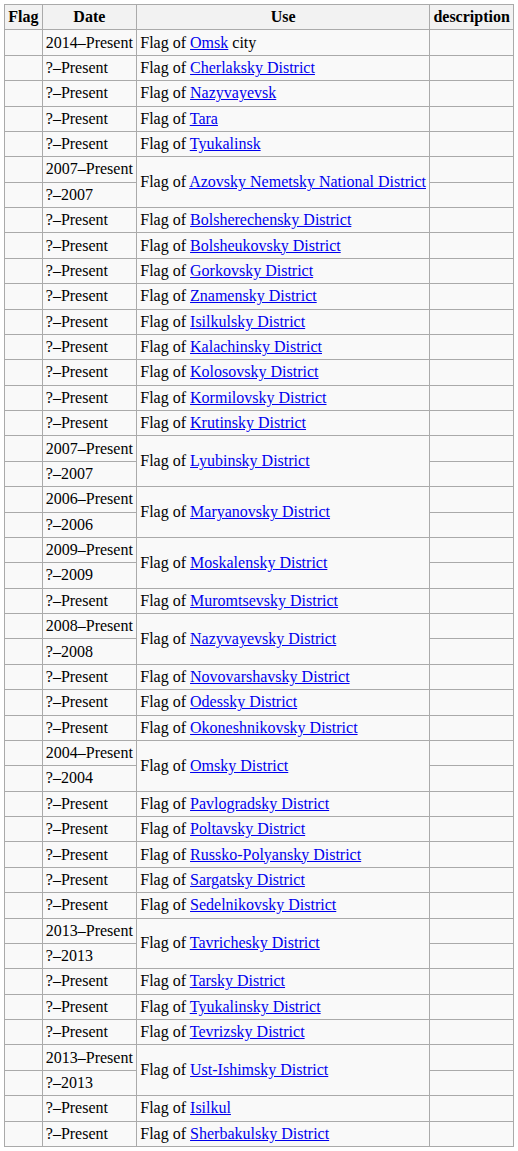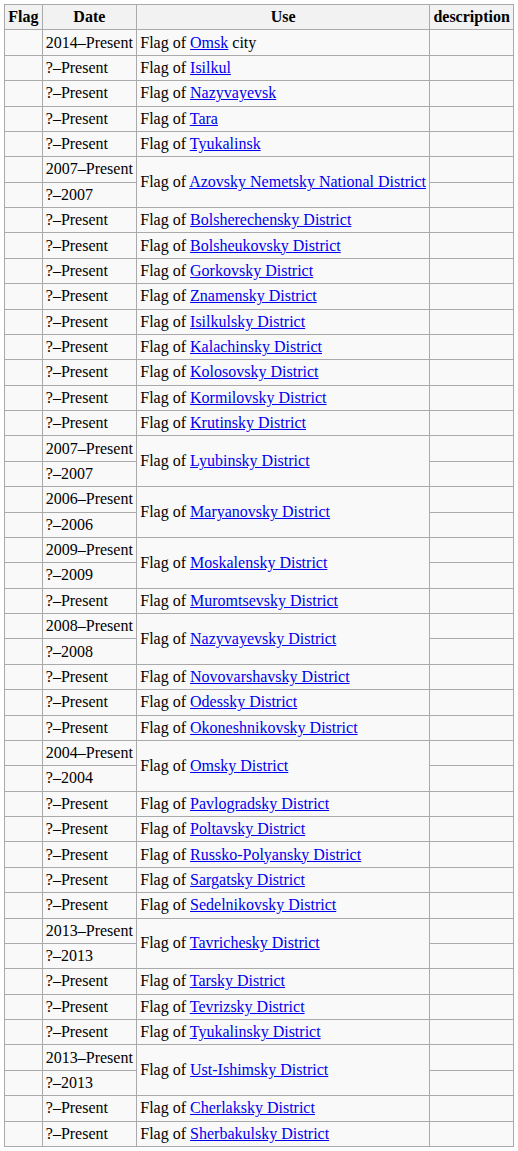rows swapped: (77, 1108) <-> (77, 67)
rows swapped: (77, 1032) <-> (77, 1006)
